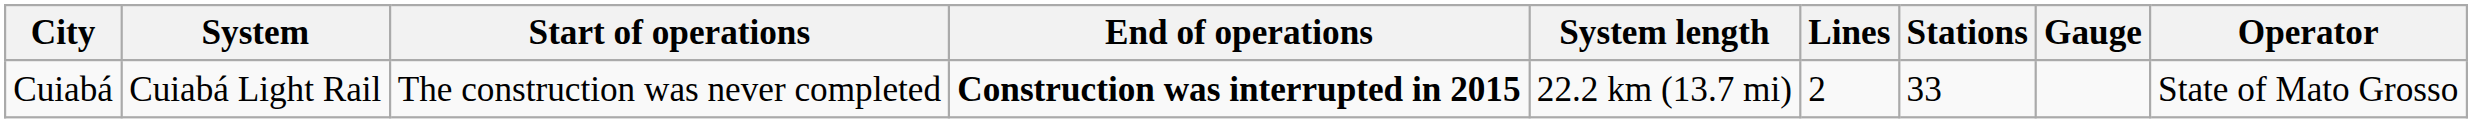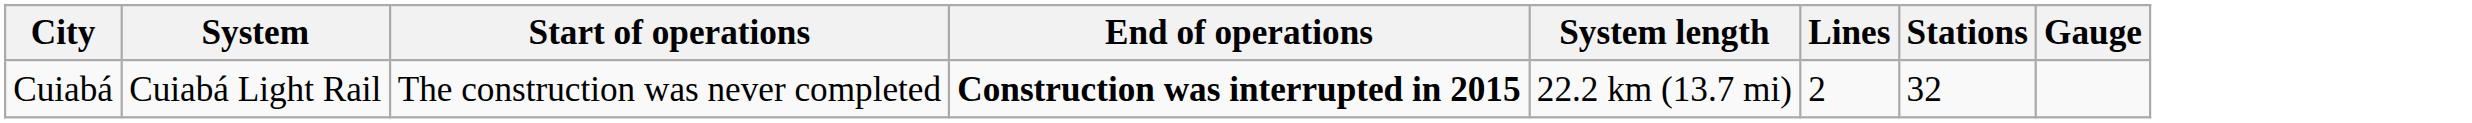- column: (2308, 32)
(1924, 88) 33 -> (1924, 88) 32
